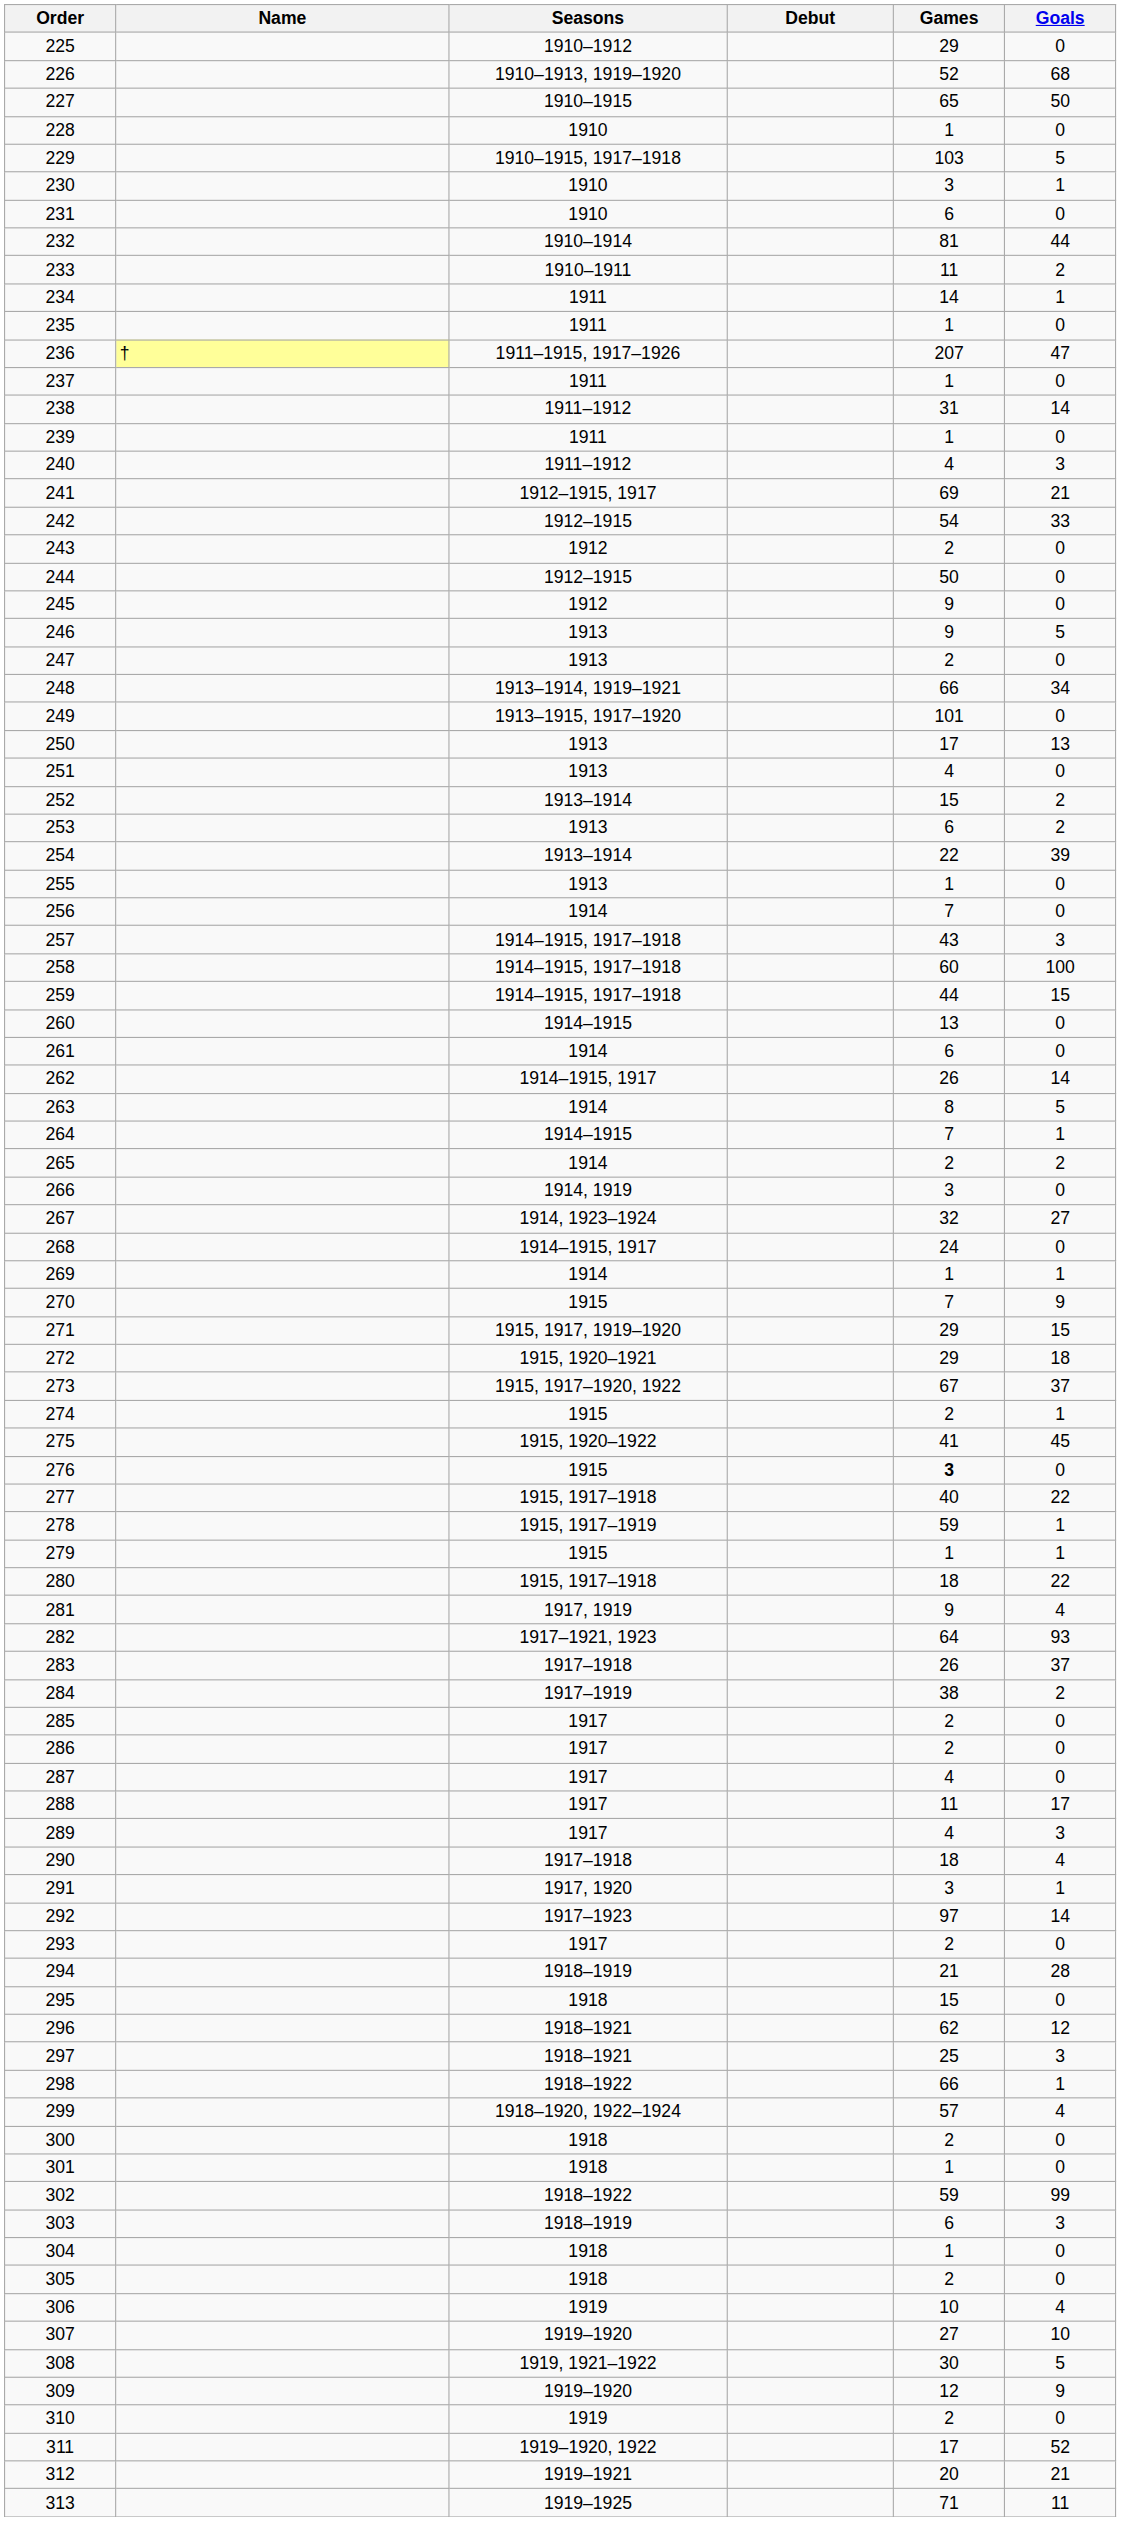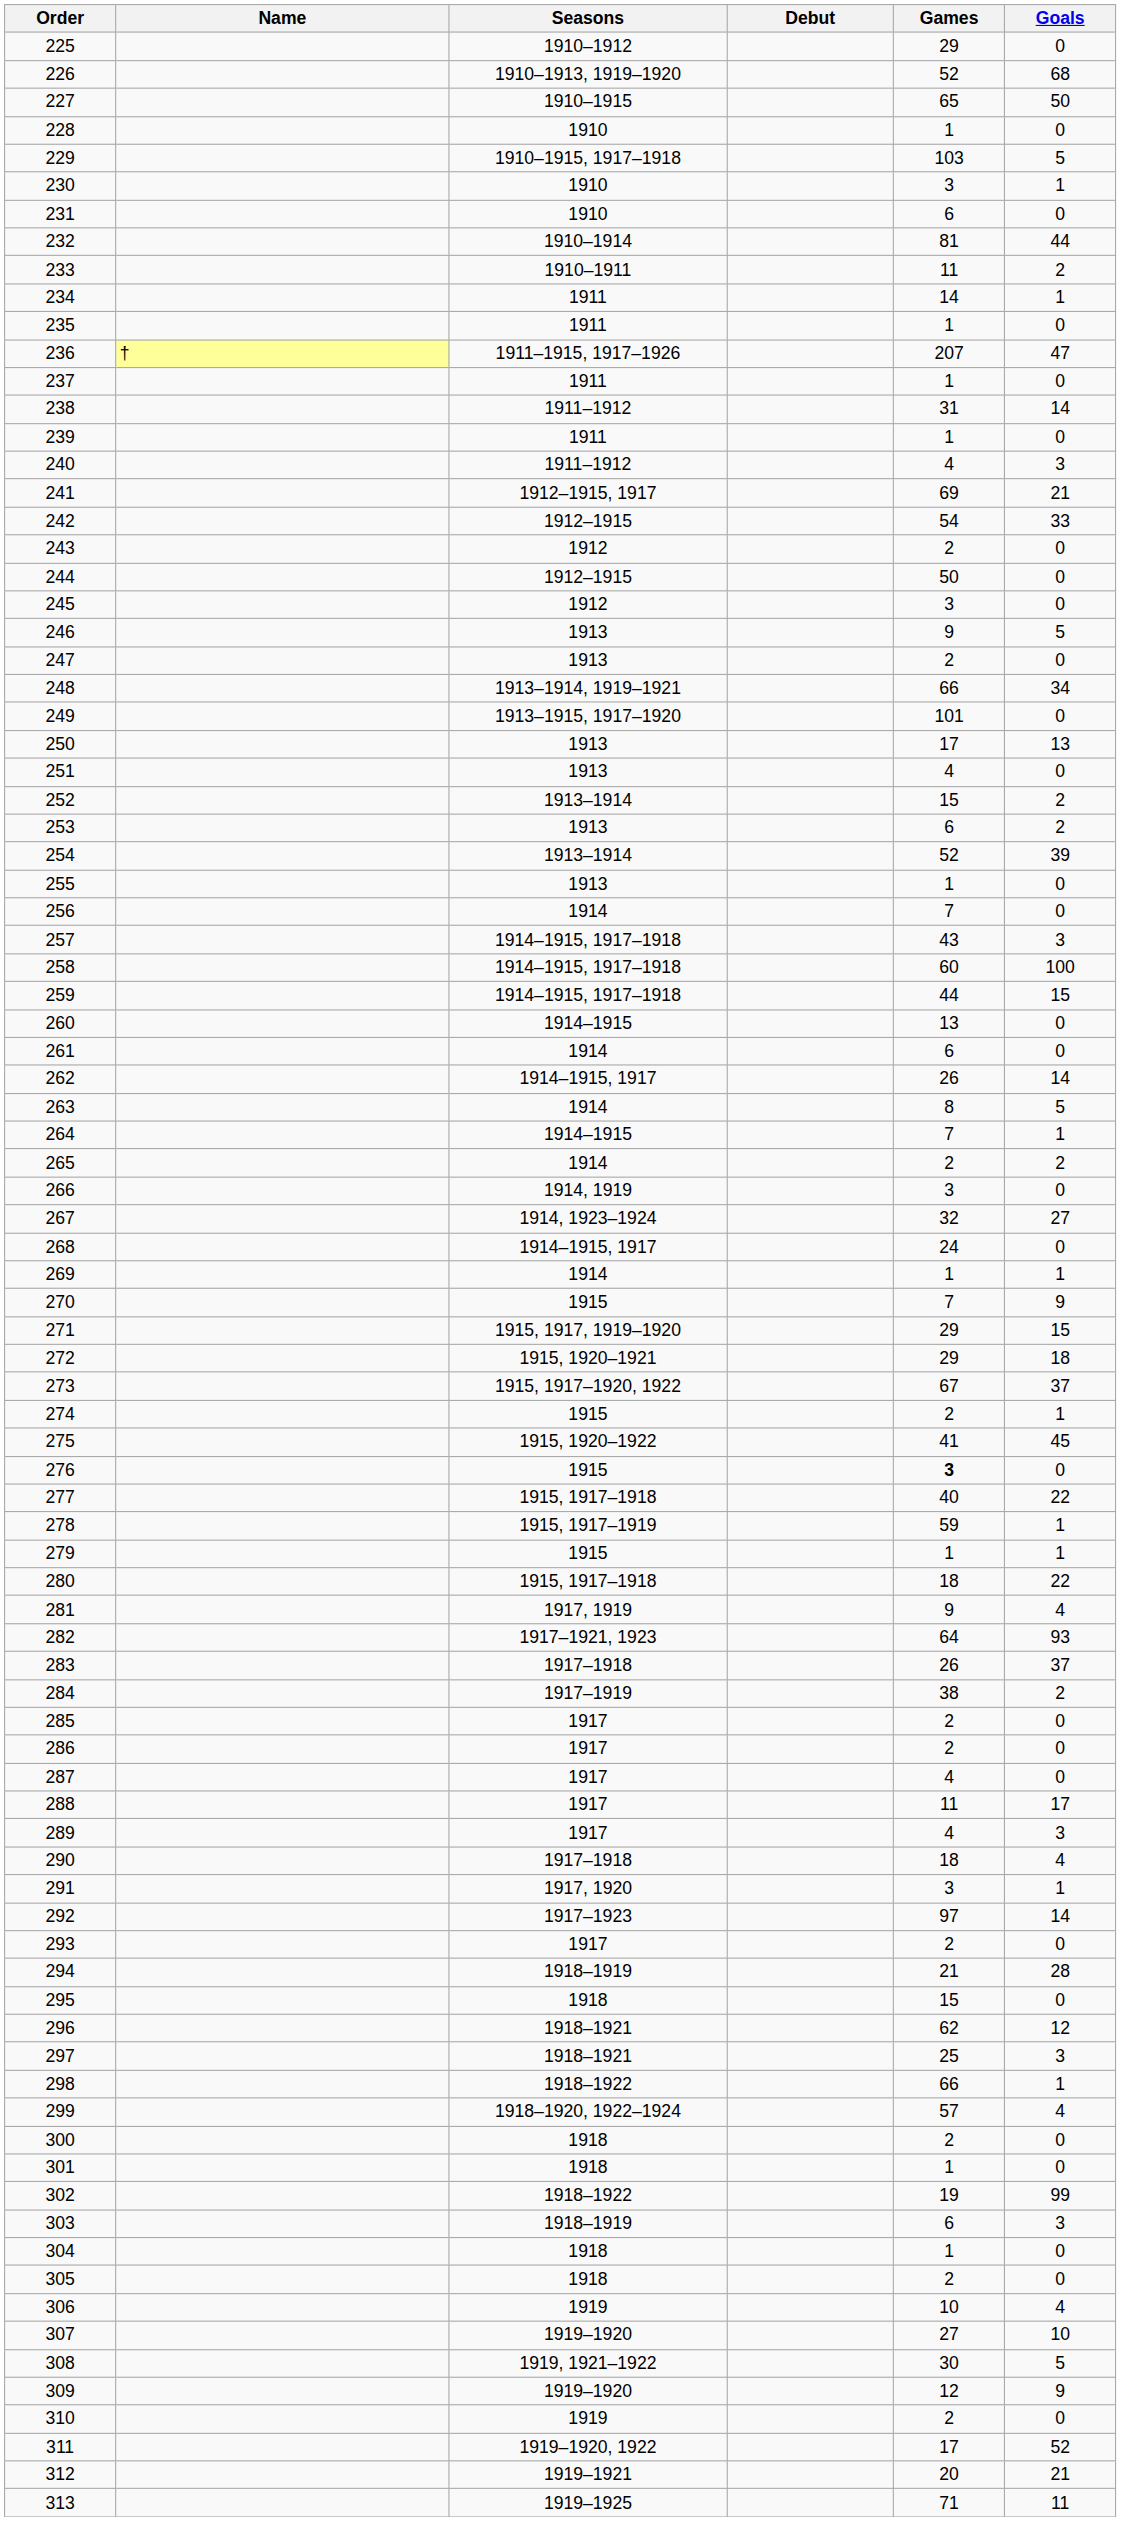(949, 604) 9 -> (949, 604) 3
(949, 855) 22 -> (949, 855) 52
(949, 2195) 59 -> (949, 2195) 19
